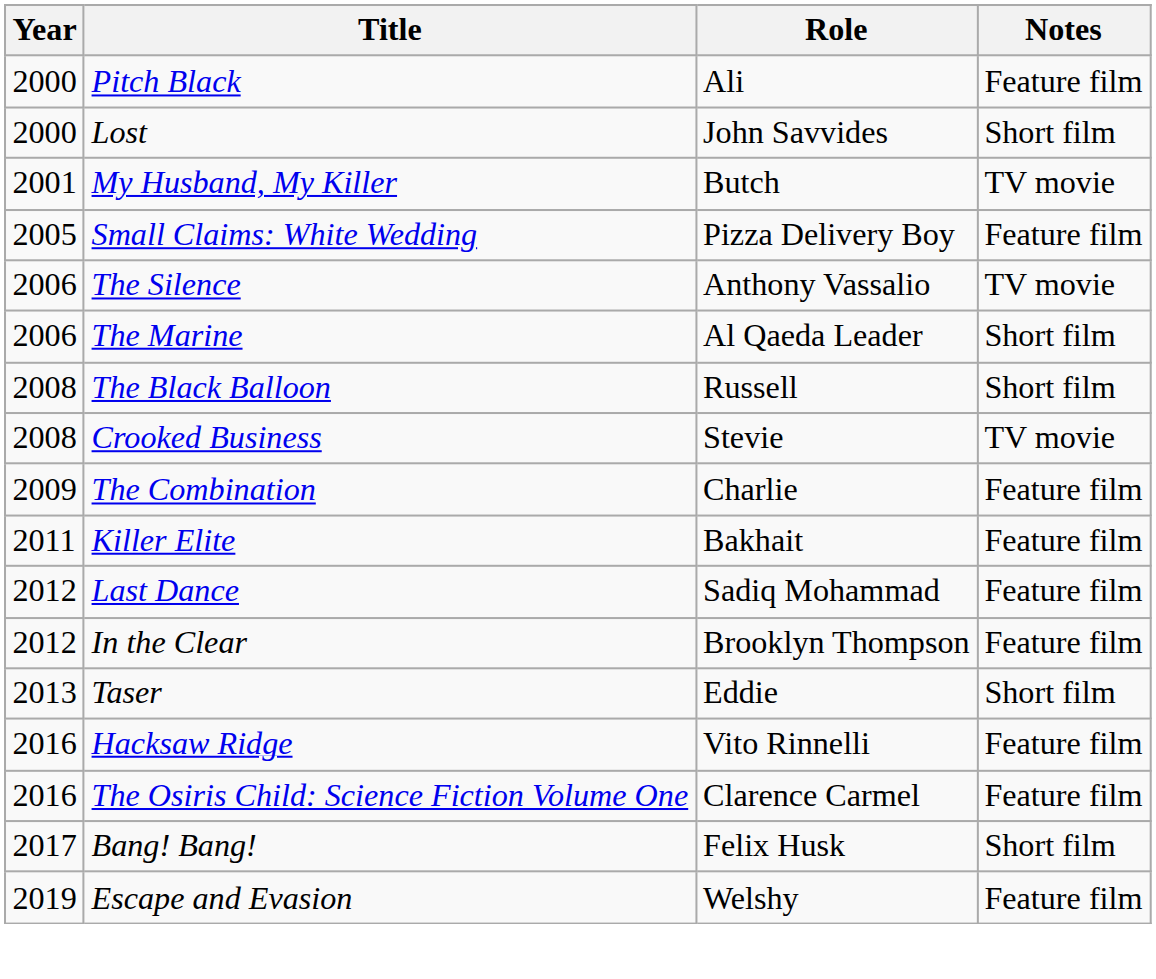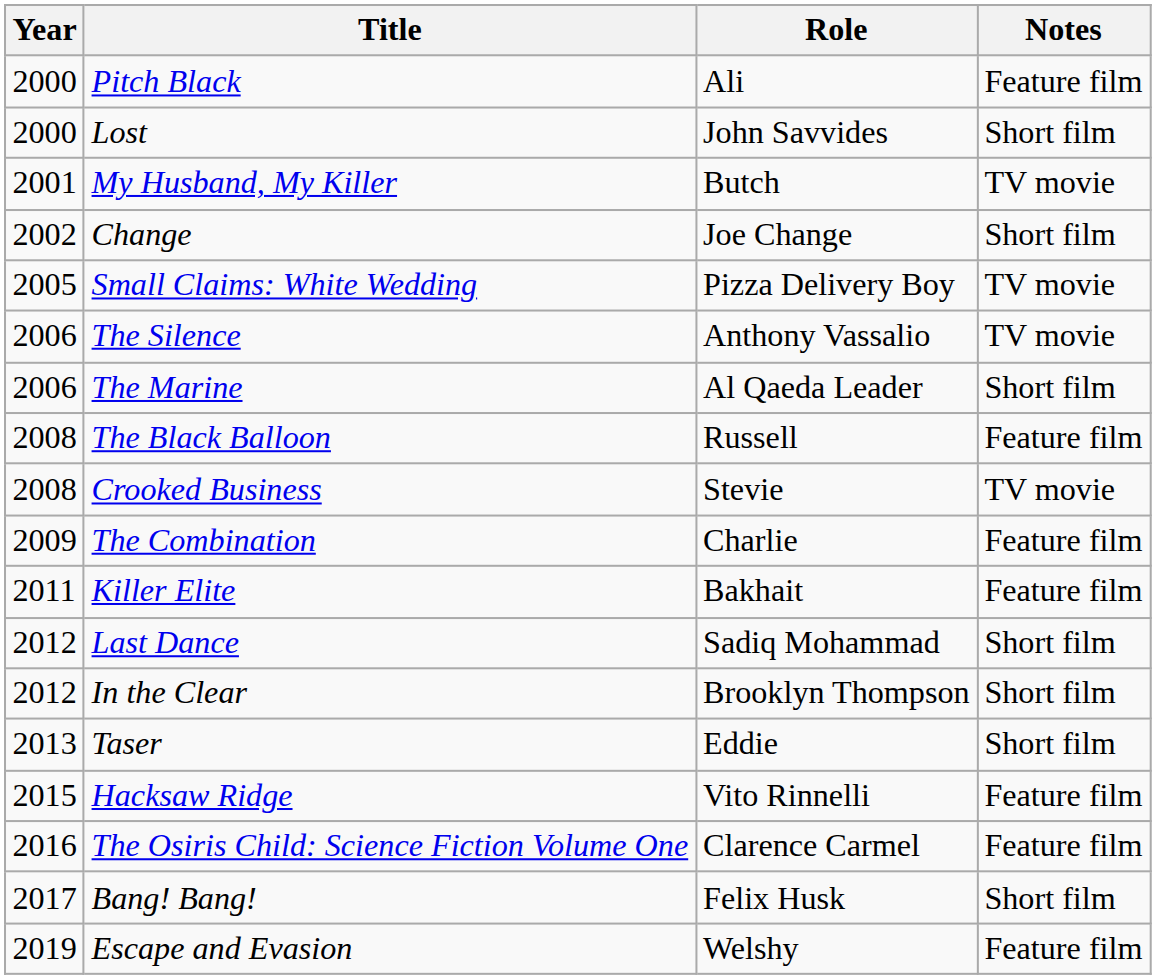+ row: (142, 234)
(1063, 234) Feature film -> (1050, 285) TV movie
(1050, 387) Short film -> (1063, 438) Feature film
(1063, 591) Feature film -> (1050, 642) Short film
(1063, 642) Feature film -> (1050, 693) Short film
(45, 744) 2016 -> (45, 795) 2015
